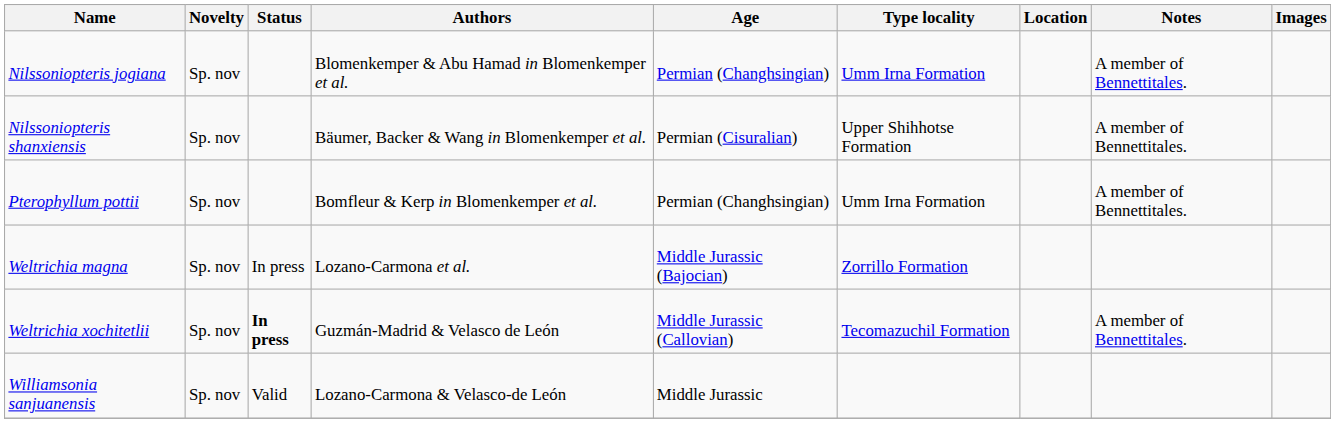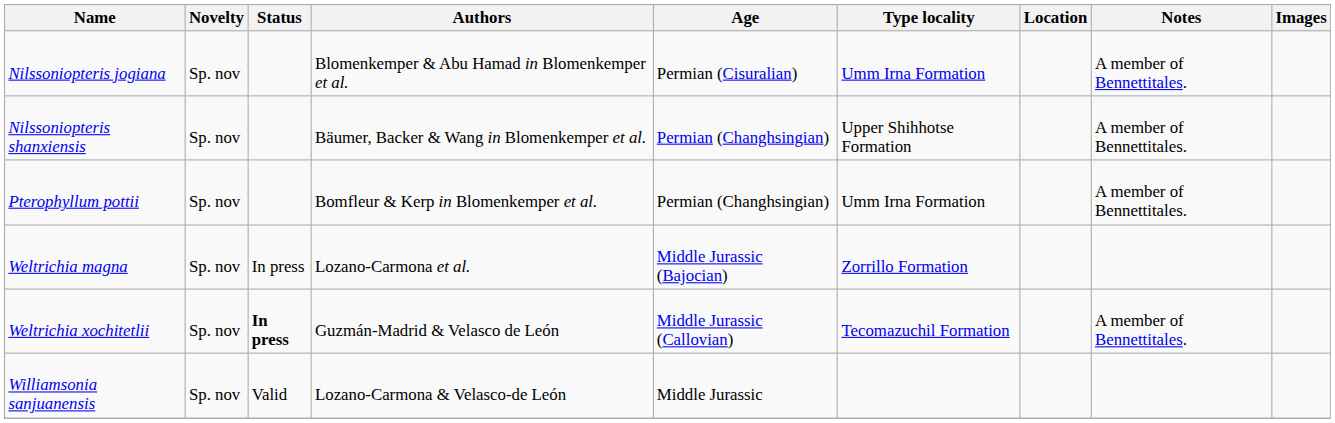(743, 72) Permian (Changhsingian) -> (727, 72) Permian (Cisuralian)
(727, 137) Permian (Cisuralian) -> (743, 137) Permian (Changhsingian)
